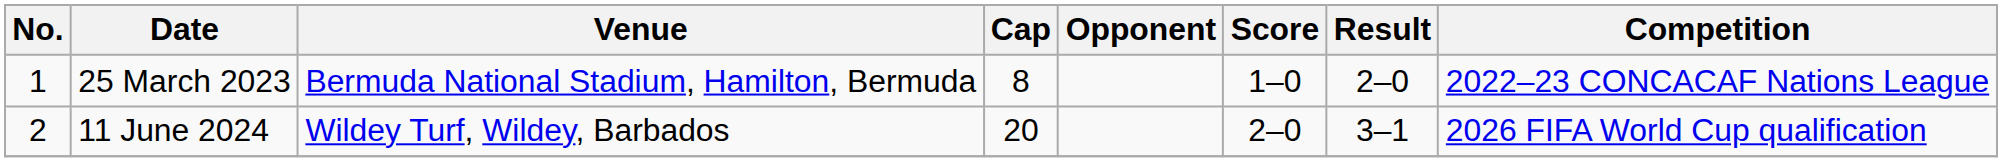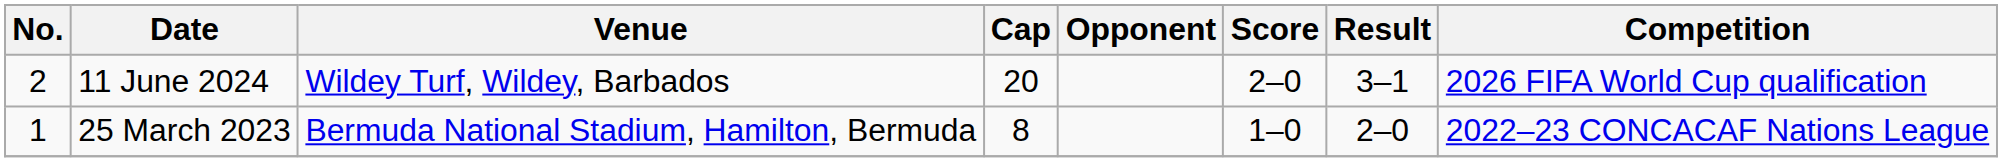rows swapped: (185, 80) <-> (174, 130)
